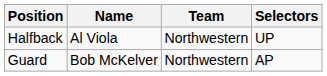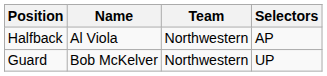(265, 38) UP -> (264, 38) AP
(264, 61) AP -> (265, 61) UP
